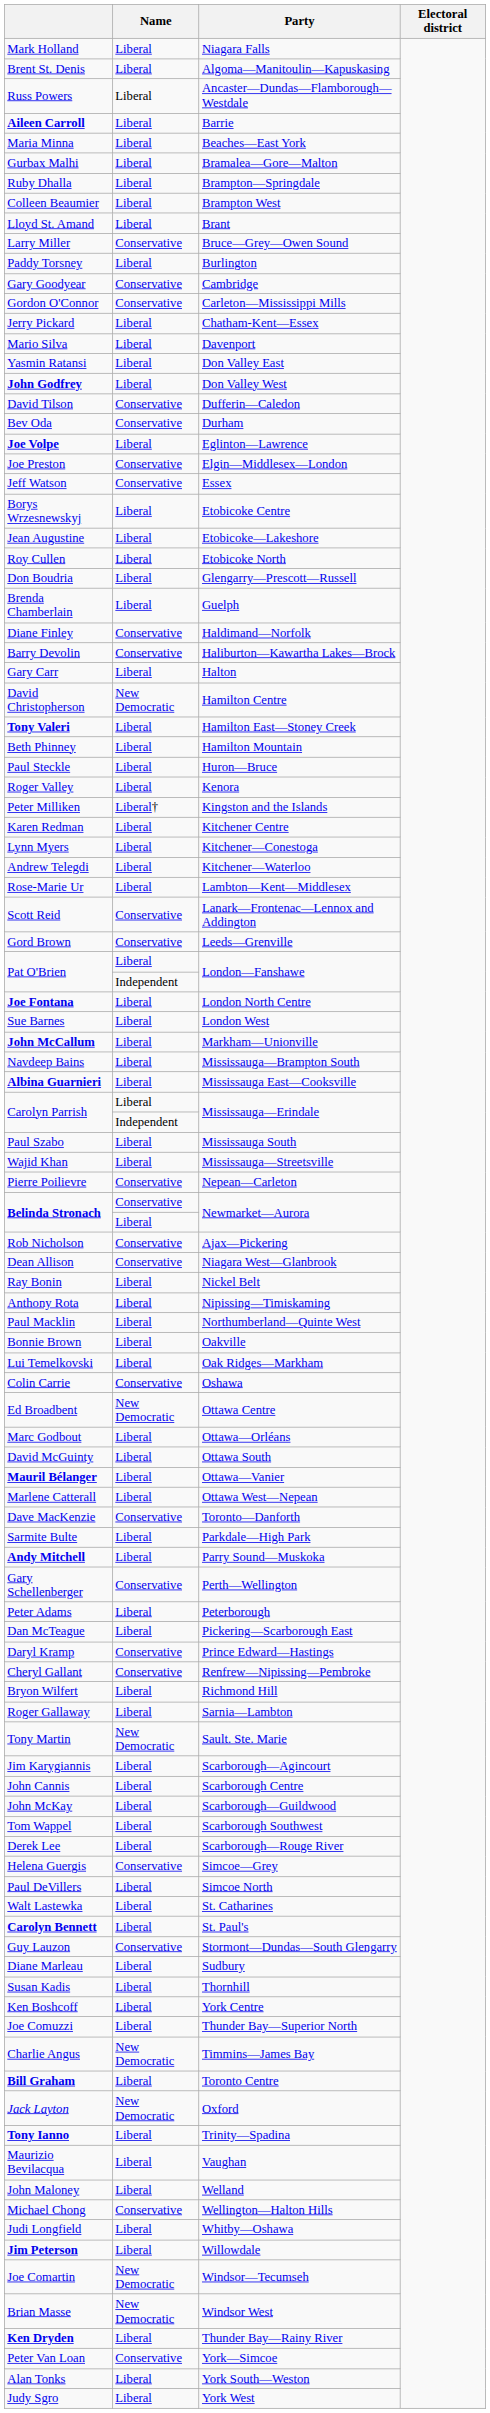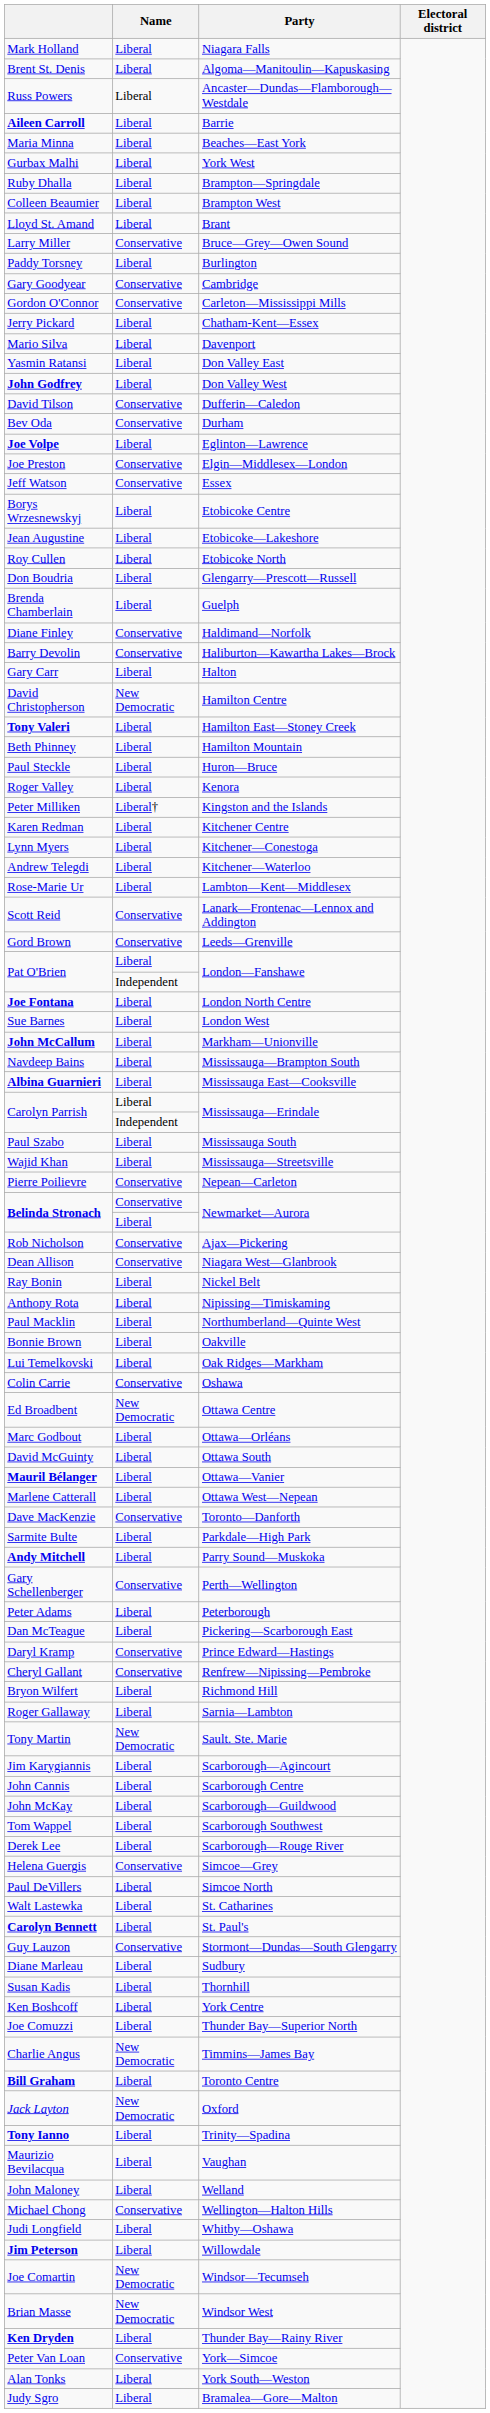(270, 163) Bramalea—Gore—Malton -> (228, 163) York West
(228, 2398) York West -> (270, 2398) Bramalea—Gore—Malton
